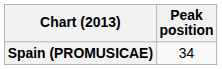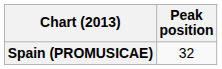(187, 53) 34 -> (187, 53) 32
